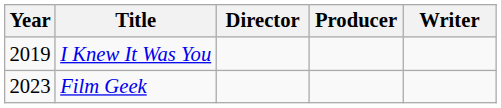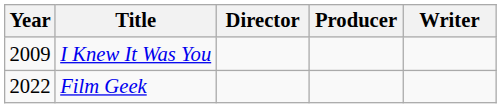(30, 53) 2019 -> (30, 53) 2009
(30, 86) 2023 -> (30, 86) 2022
